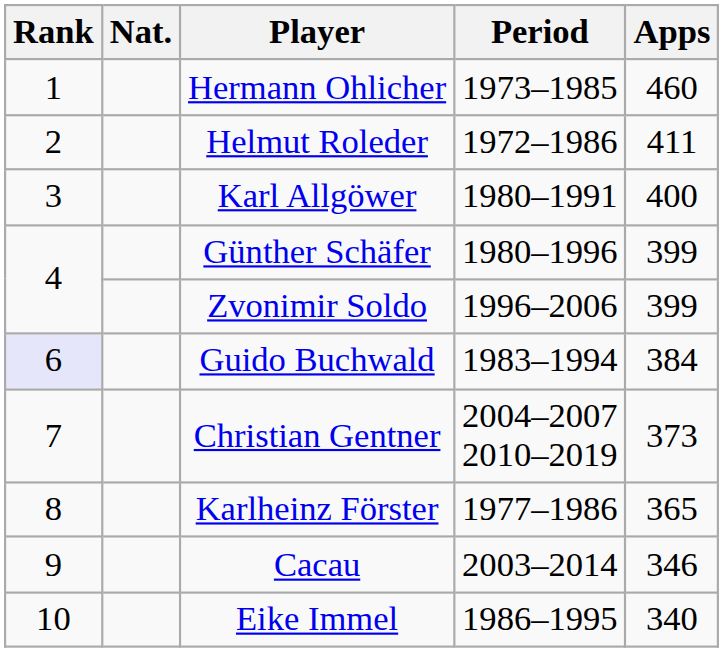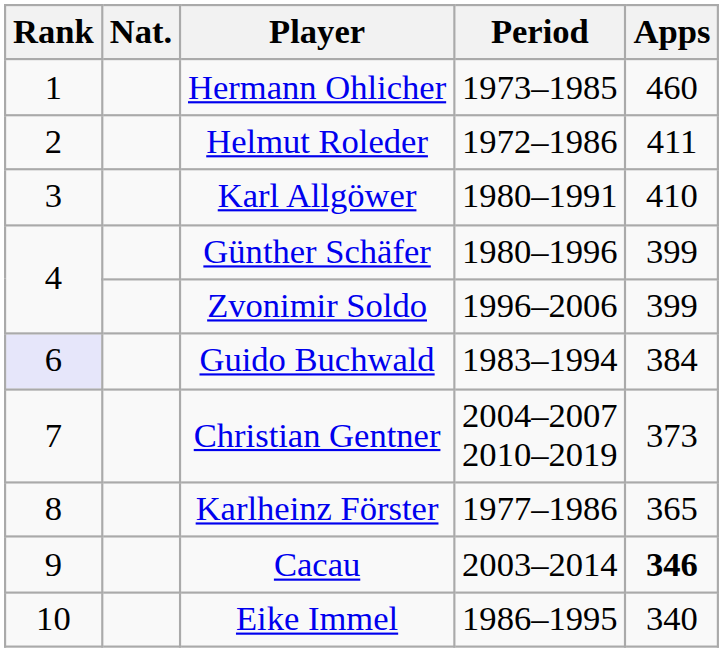(672, 196) 400 -> (672, 196) 410
(672, 564) normal -> (672, 564) bold
